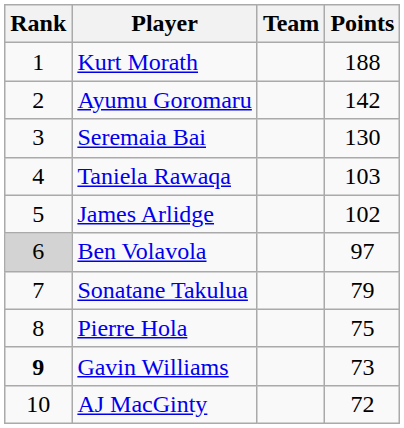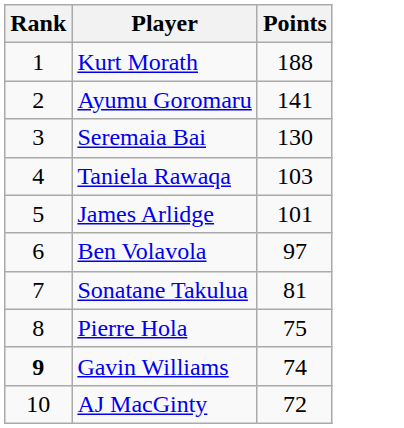- column: (291, 23)
(362, 99) 142 -> (295, 99) 141
(362, 213) 102 -> (295, 213) 101
(38, 251) lightgrey background -> (38, 251) no background
(362, 289) 79 -> (295, 289) 81
(362, 366) 73 -> (295, 366) 74
